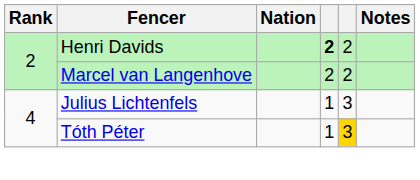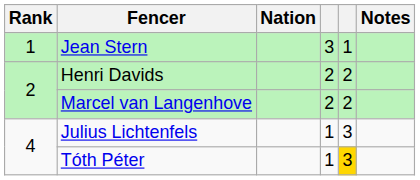+ row: (104, 47)
(329, 47) bold -> (329, 75) normal
